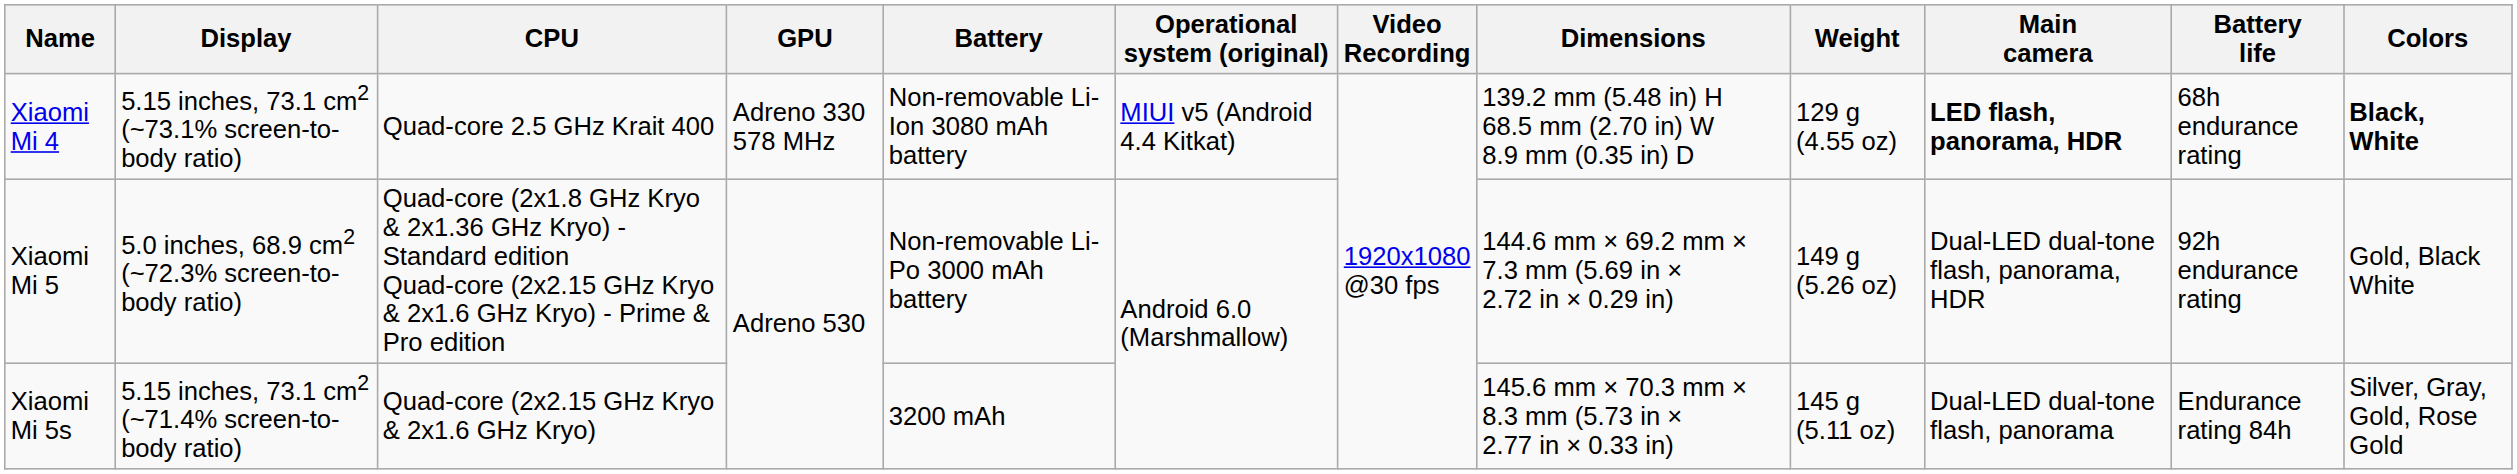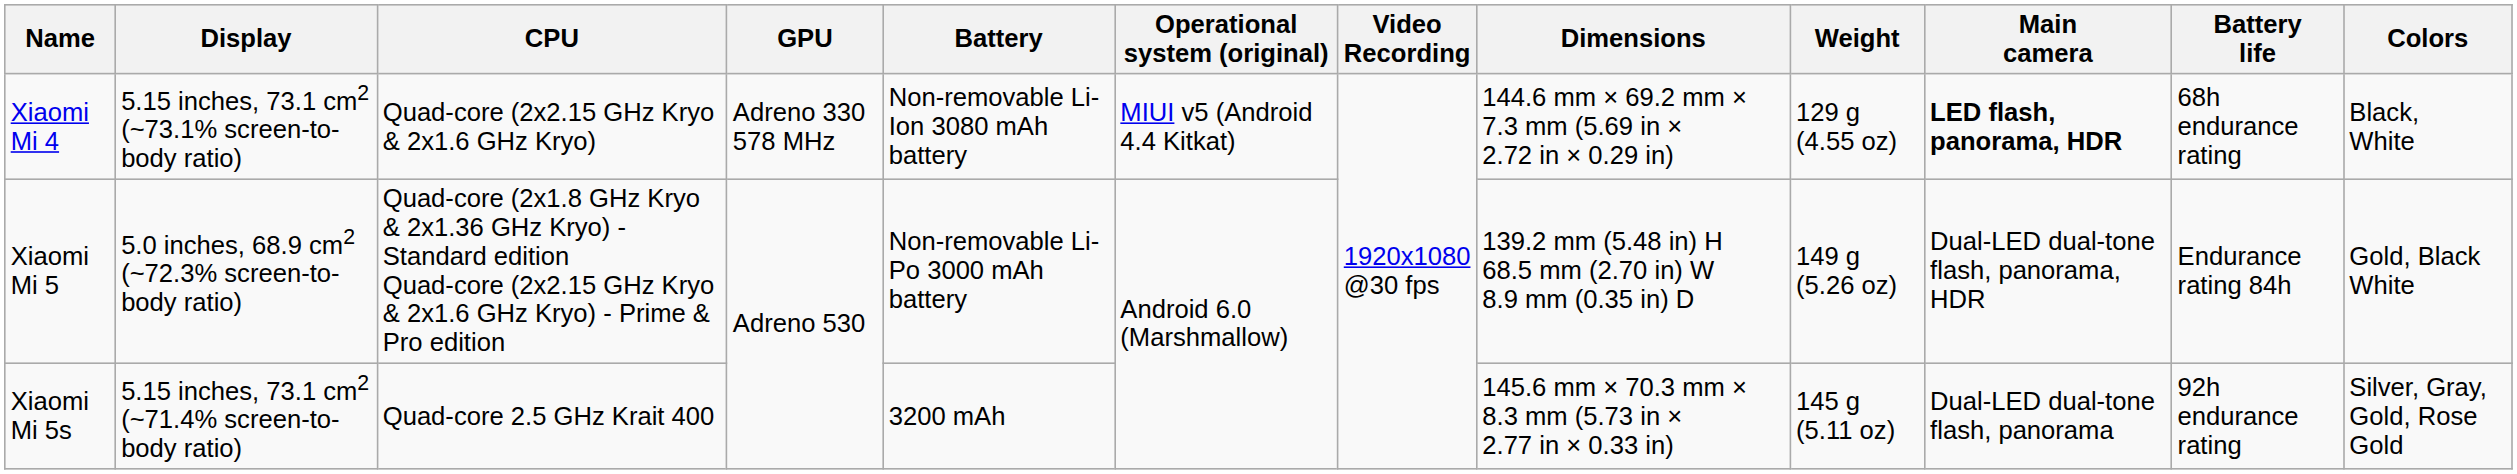(549, 126) Quad-core 2.5 GHz Krait 400 -> (548, 126) Quad-core (2x2.15 GHz Kryo & 2x1.6 GHz Kryo)
(1602, 126) 139.2 mm (5.48 in) H 68.5 mm (2.70 in) W 8.9 mm (0.35 in) D -> (1615, 126) 144.6 mm × 69.2 mm × 7.3 mm (5.69 in × 2.72 in × 0.29 in)
(2387, 126) bold -> (2384, 126) normal
(1615, 271) 144.6 mm × 69.2 mm × 7.3 mm (5.69 in × 2.72 in × 0.29 in) -> (1602, 271) 139.2 mm (5.48 in) H 68.5 mm (2.70 in) W 8.9 mm (0.35 in) D
(2238, 271) 92h endurance rating -> (2240, 271) Endurance rating 84h
(548, 416) Quad-core (2x2.15 GHz Kryo & 2x1.6 GHz Kryo) -> (549, 416) Quad-core 2.5 GHz Krait 400
(2240, 416) Endurance rating 84h -> (2238, 416) 92h endurance rating
